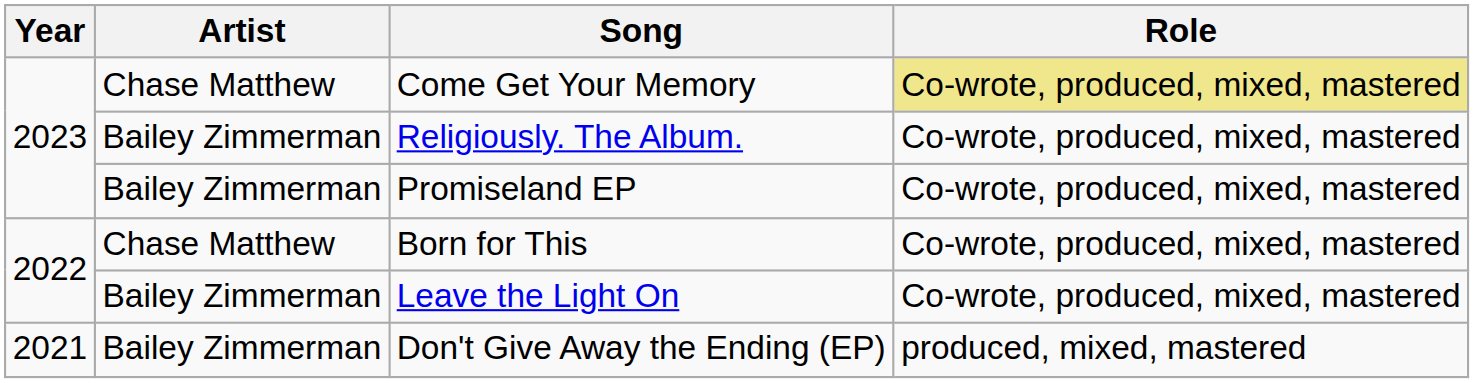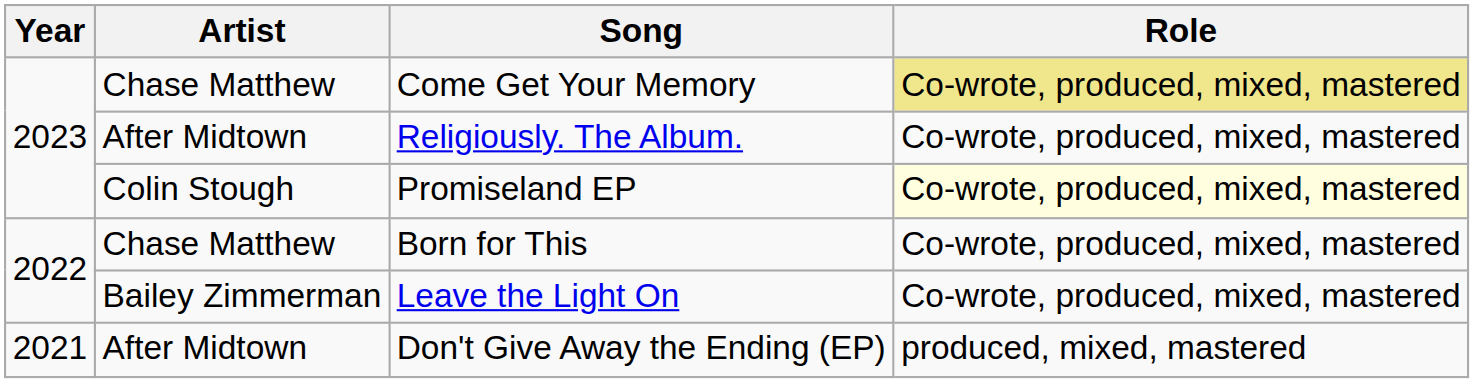(242, 137) Bailey Zimmerman -> (205, 137) After Midtown
(242, 190) Bailey Zimmerman -> (198, 190) Colin Stough
(1181, 190) no background -> (1181, 190) lightyellow background
(242, 349) Bailey Zimmerman -> (205, 349) After Midtown
